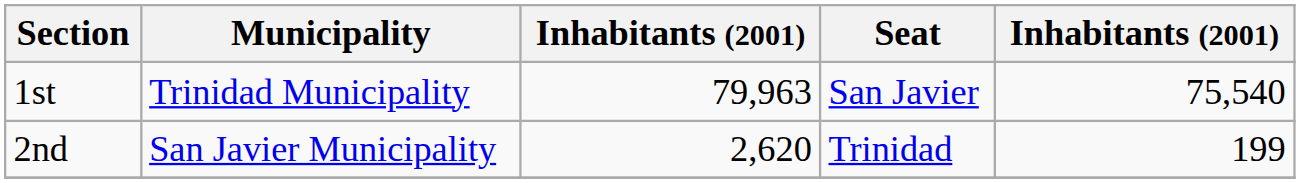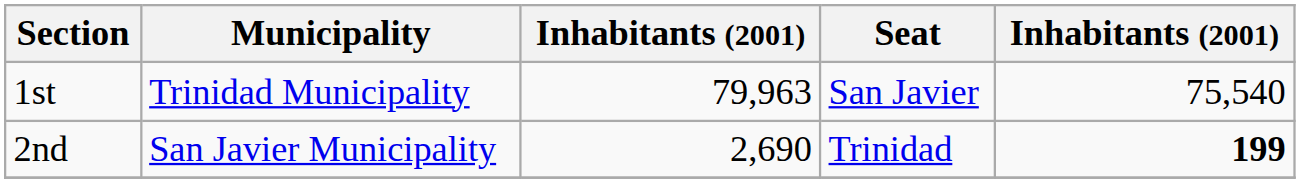(771, 148) 2,620 -> (771, 148) 2,690
(1258, 148) normal -> (1258, 148) bold
